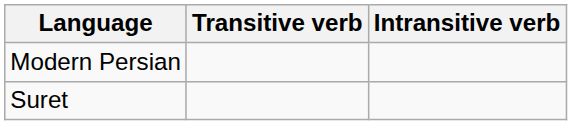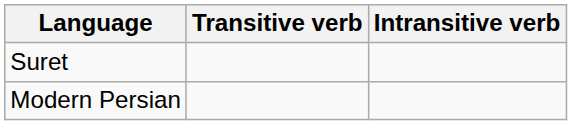rows swapped: (96, 61) <-> (39, 100)
